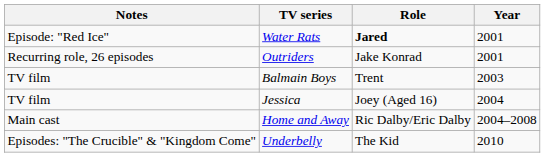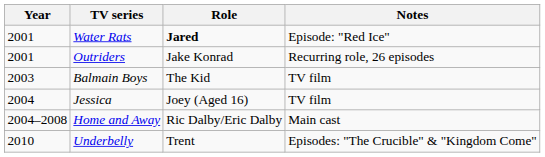columns swapped: (507, 15) <-> (132, 15)
(369, 78) Trent -> (188, 78) The Kid
(377, 141) The Kid -> (180, 141) Trent
